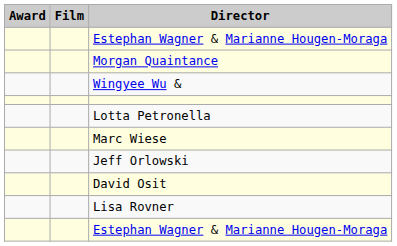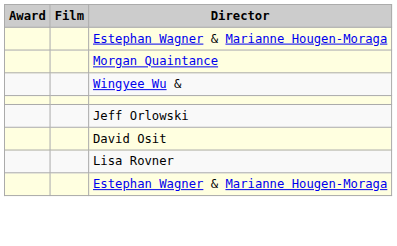- row: (27, 116)
- row: (27, 139)
